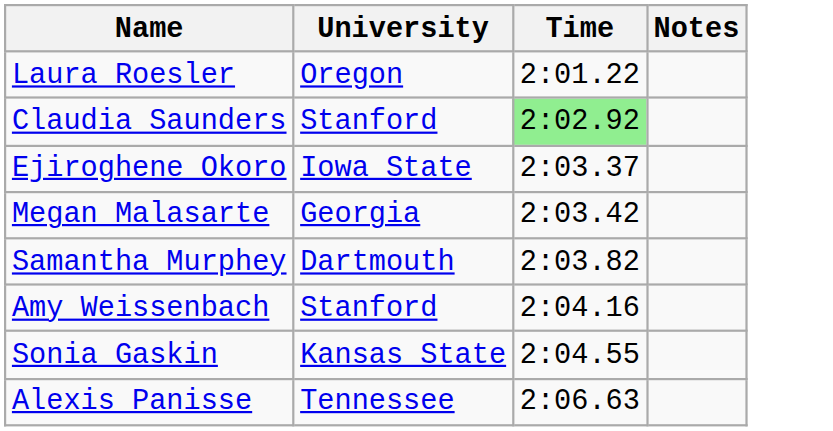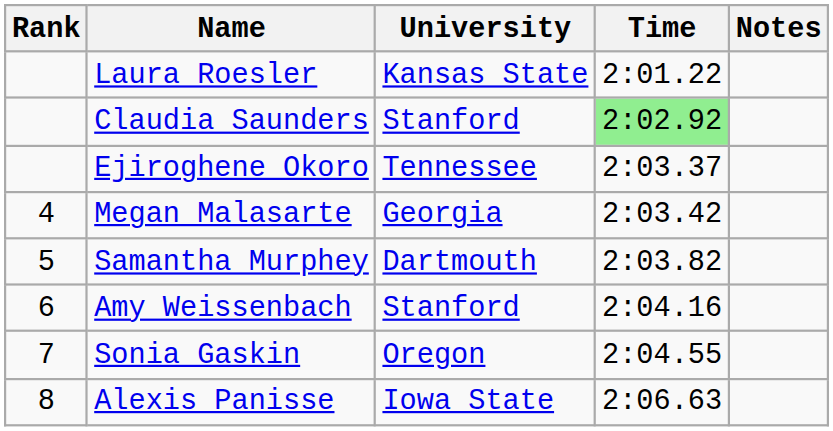+ column: (46, 28)
(352, 75) Oregon -> (485, 75) Kansas State
(386, 168) Iowa State -> (460, 168) Tennessee
(403, 355) Kansas State -> (434, 355) Oregon
(377, 401) Tennessee -> (468, 401) Iowa State
